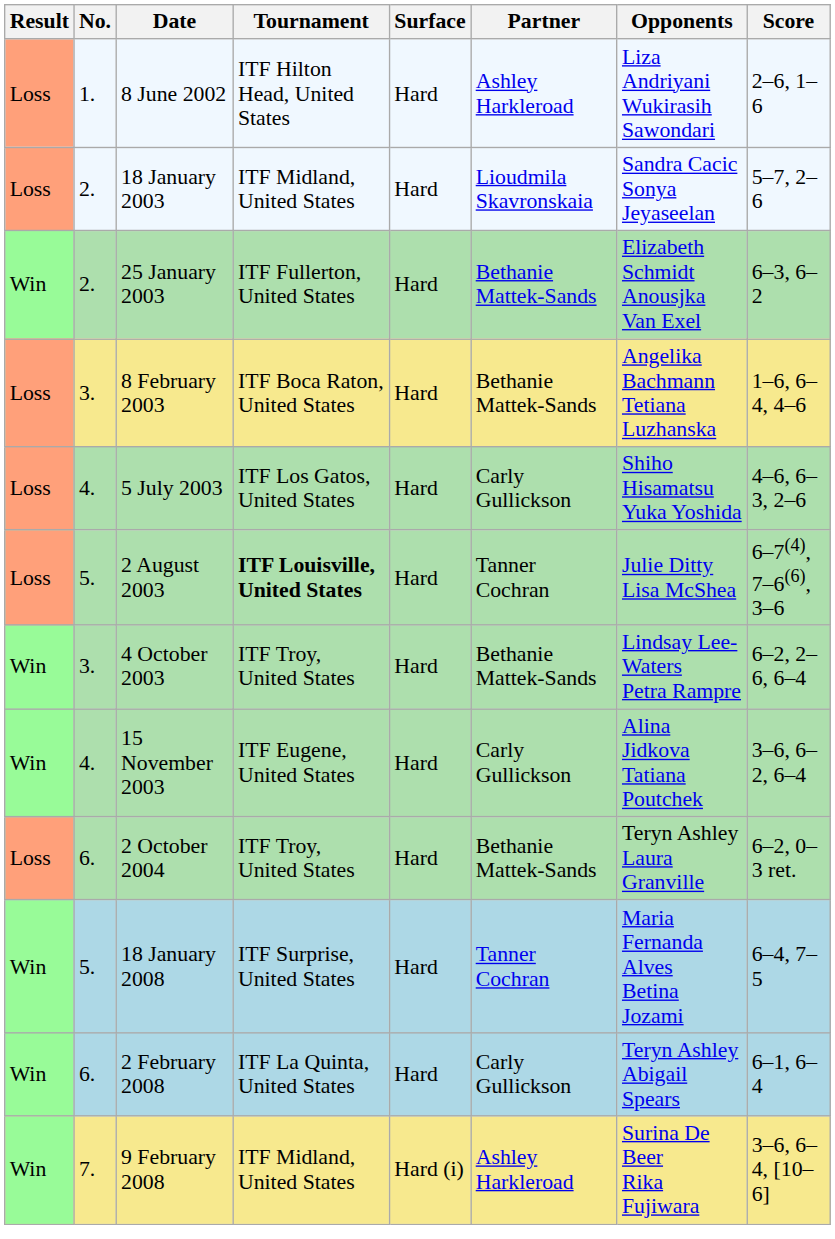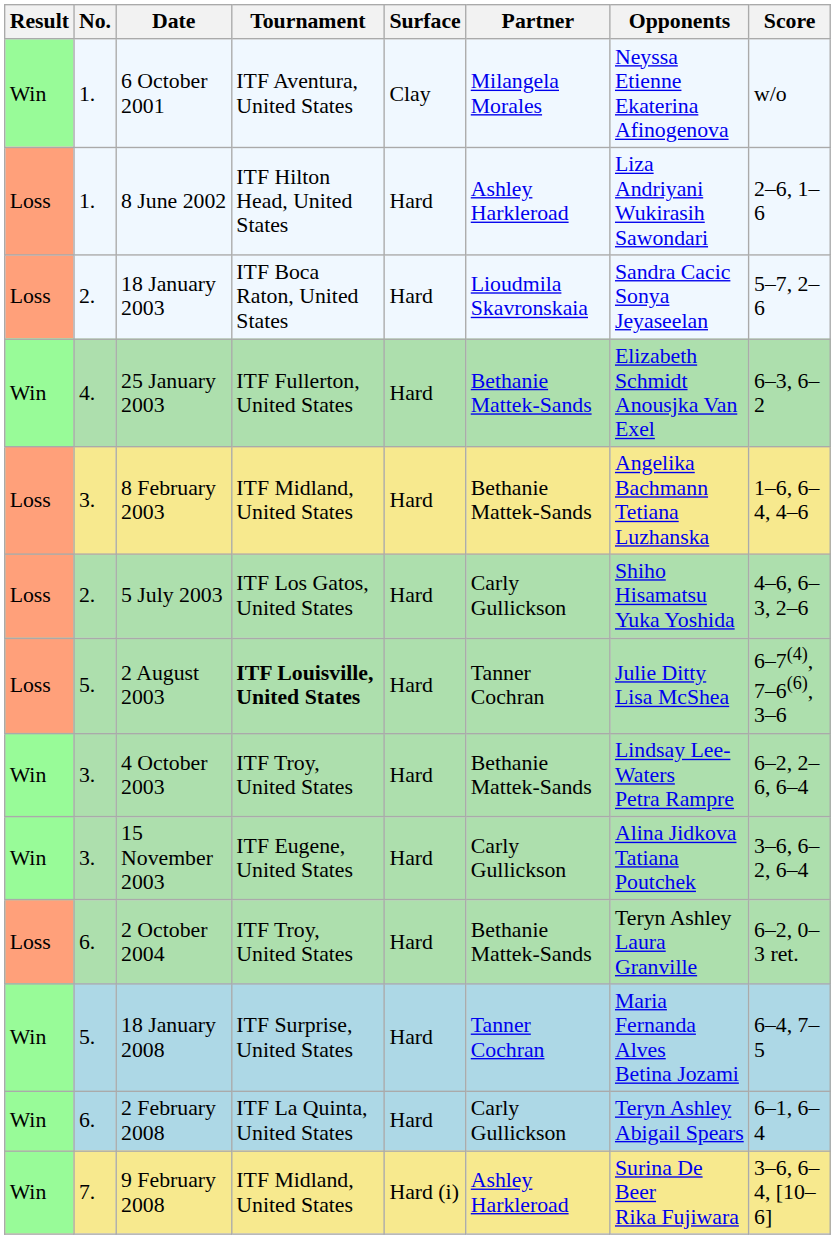+ row: (164, 92)
(297, 188) ITF Midland, United States -> (297, 296) ITF Boca Raton, United States
(87, 284) 2. -> (87, 392) 4.
(311, 392) ITF Boca Raton, United States -> (295, 500) ITF Midland, United States
(87, 488) 4. -> (87, 596) 2.
(87, 762) 4. -> (87, 858) 3.
